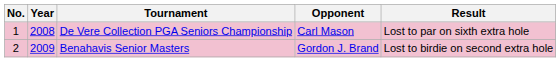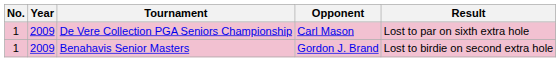(42, 31) 2008 -> (42, 31) 2009
(16, 48) 2 -> (16, 48) 1
